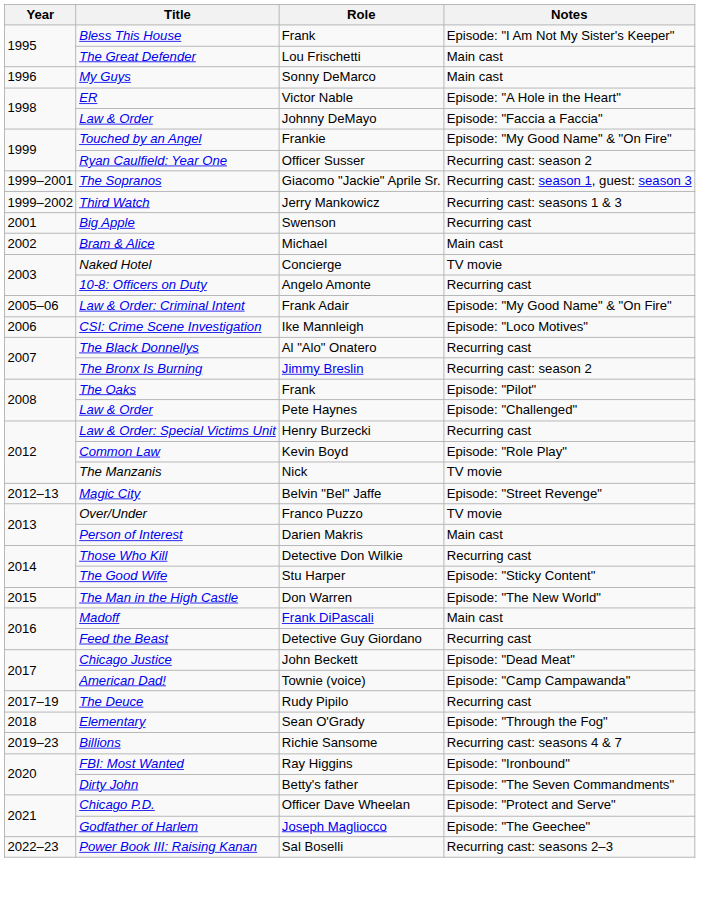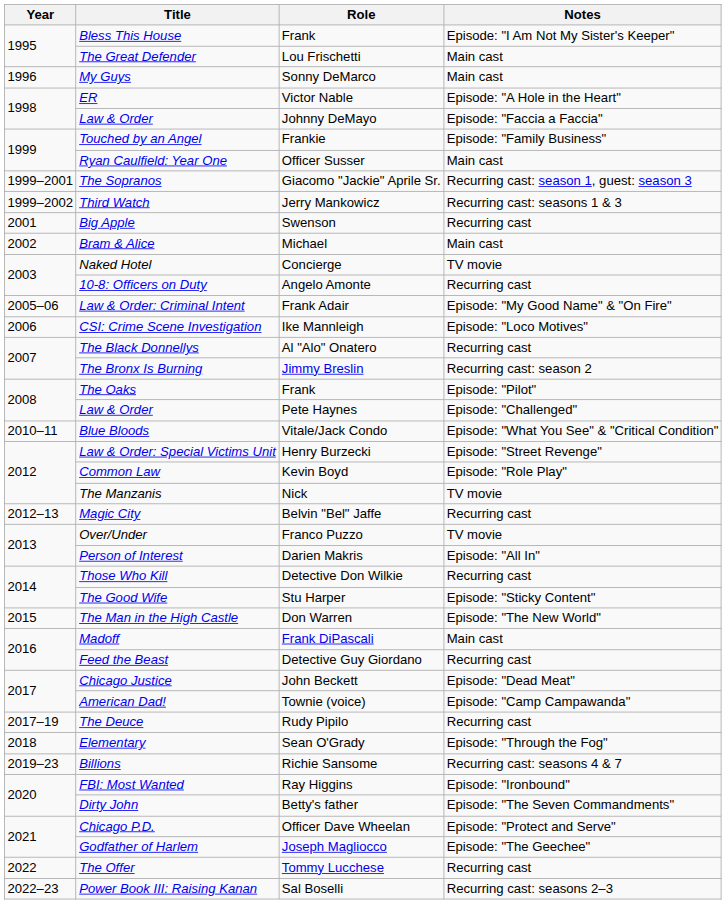(559, 139) Episode: "My Good Name" & "On Fire" -> (526, 139) Episode: "Family Business"
(519, 160) Recurring cast: season 2 -> (475, 160) Main cast
+ row: (114, 431)
(489, 431) Recurring cast -> (524, 451) Episode: "Street Revenge"
(524, 493) Episode: "Street Revenge" -> (489, 514) Recurring cast
(475, 535) Main cast -> (493, 555) Episode: "All In"
+ row: (107, 868)
